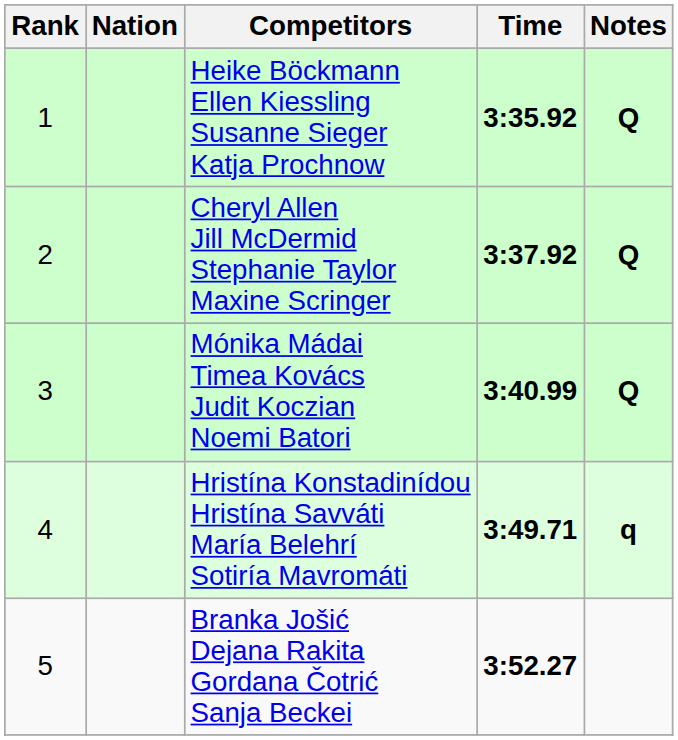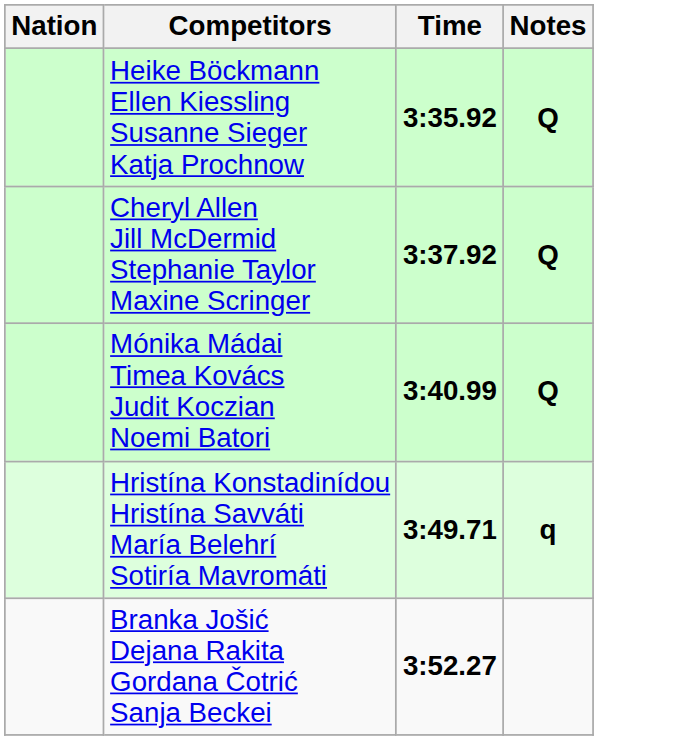- column: (45, 26)
